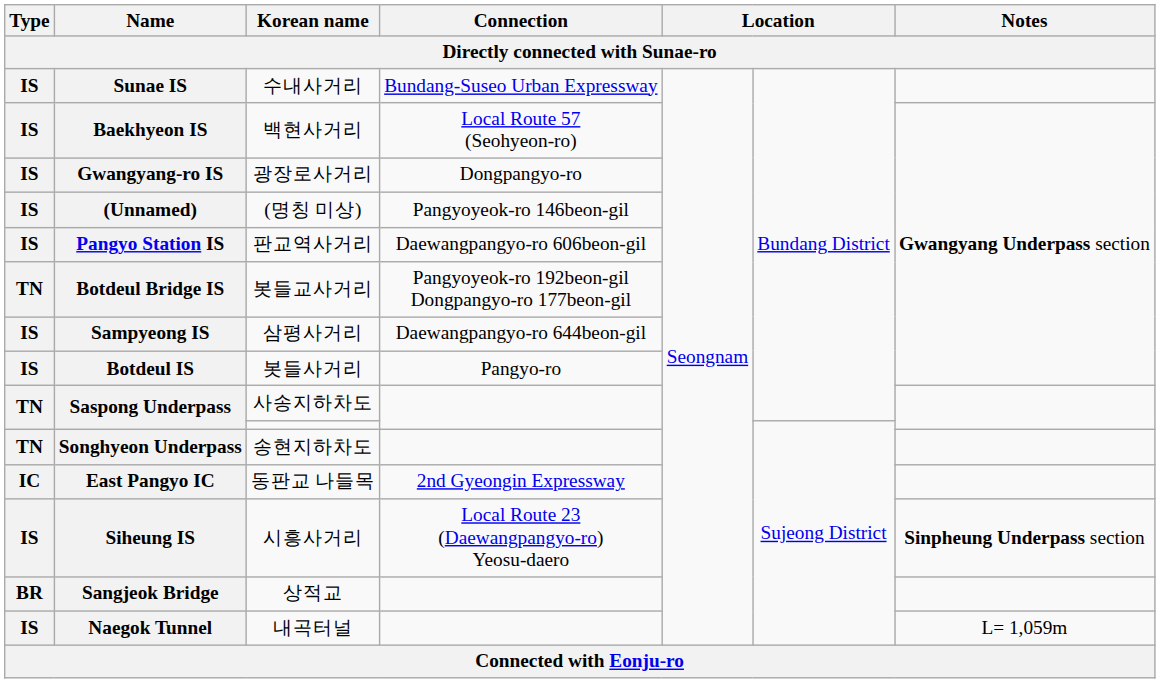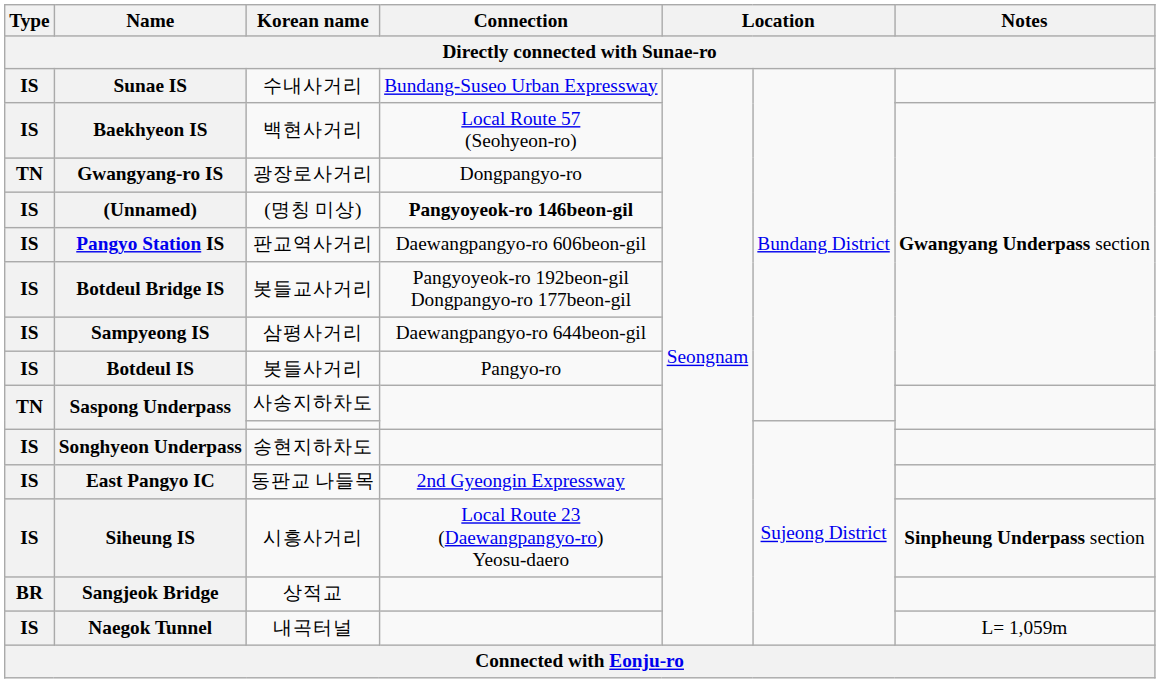(29, 174) IS -> (29, 174) TN
(521, 209) normal -> (521, 209) bold
(29, 288) TN -> (29, 288) IS
(29, 446) TN -> (29, 446) IS
(29, 481) IC -> (29, 481) IS
